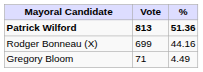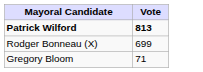- column: (183, 12)
